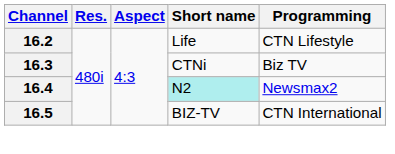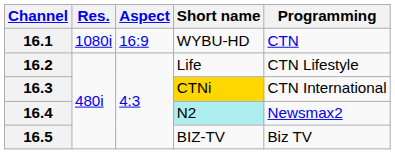+ row: (38, 40)
(189, 64) no background -> (194, 88) gold background
(285, 64) Biz TV -> (327, 88) CTN International
(322, 112) CTN International -> (290, 137) Biz TV
